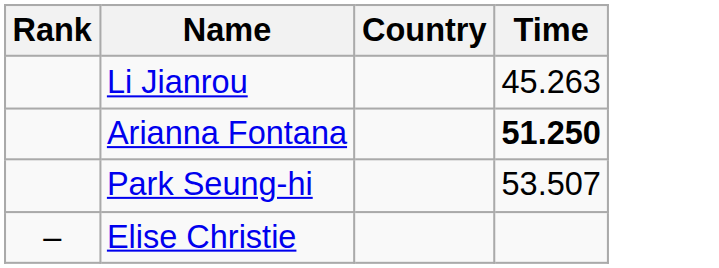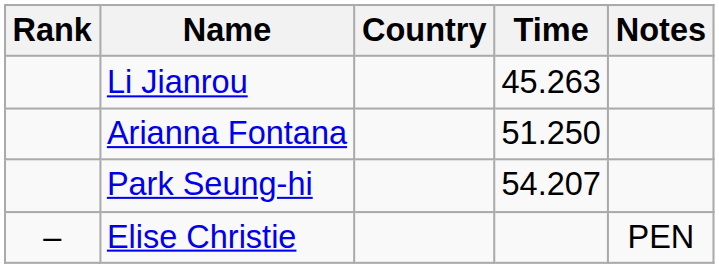+ column: (661, 30)
(551, 133) bold -> (551, 133) normal
(551, 184) 53.507 -> (551, 184) 54.207
